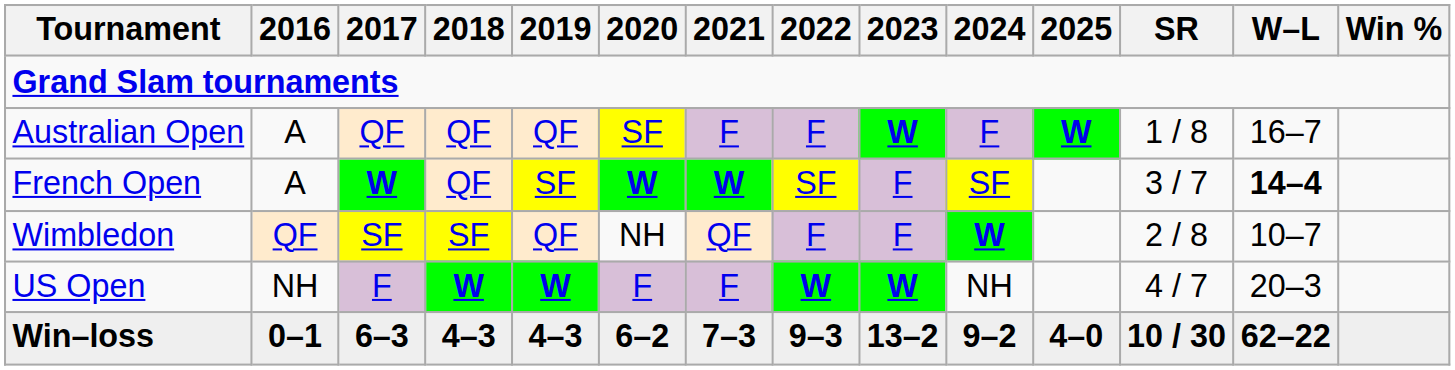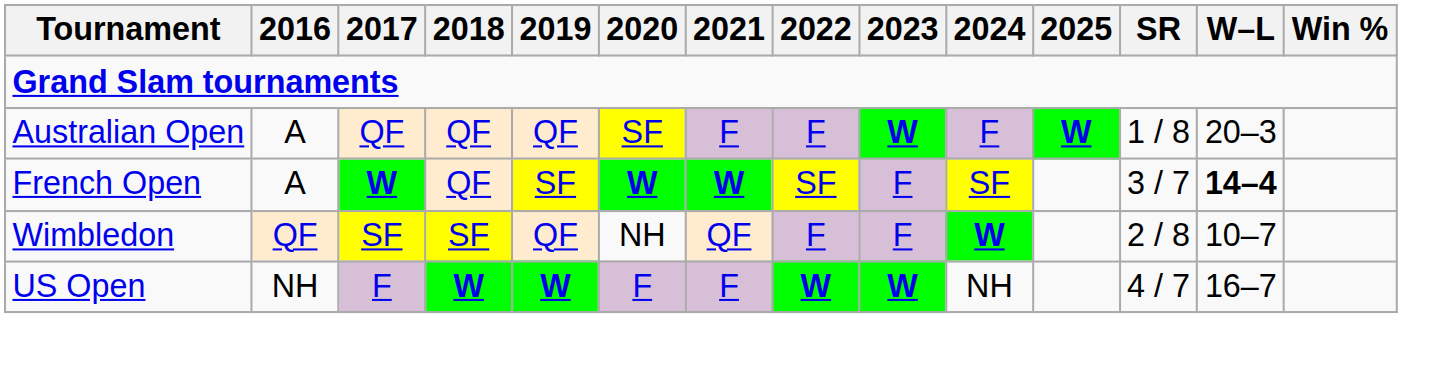(1286, 132) 16–7 -> (1241, 132) 20–3
(1286, 286) 20–3 -> (1241, 286) 16–7
- row: (83, 337)
